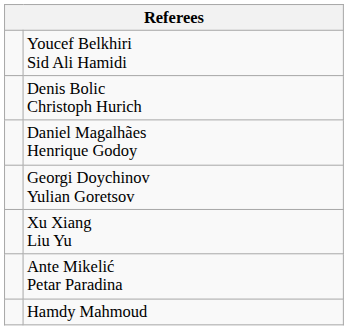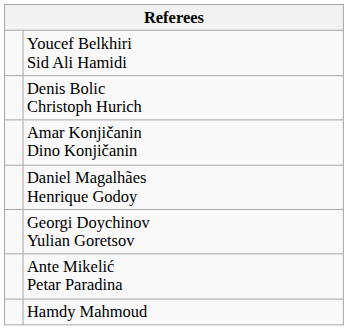+ row: (84, 142)
- row: (59, 231)
